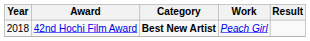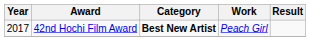(18, 28) 2018 -> (18, 28) 2017
